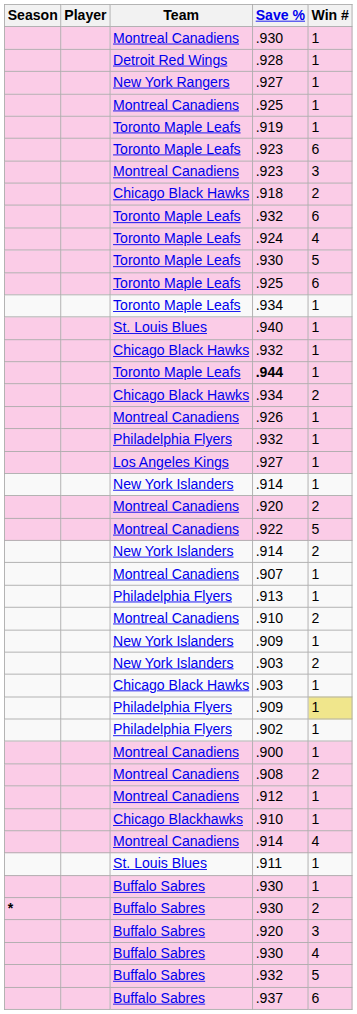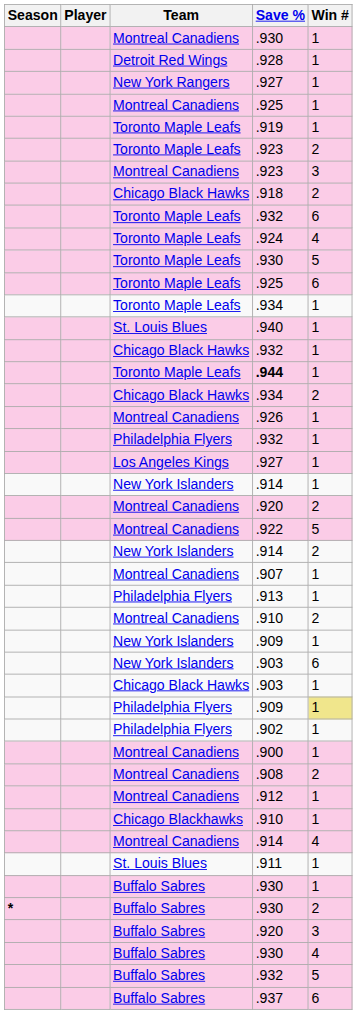(315, 149) 6 -> (315, 149) 2
(315, 663) 2 -> (315, 663) 6
